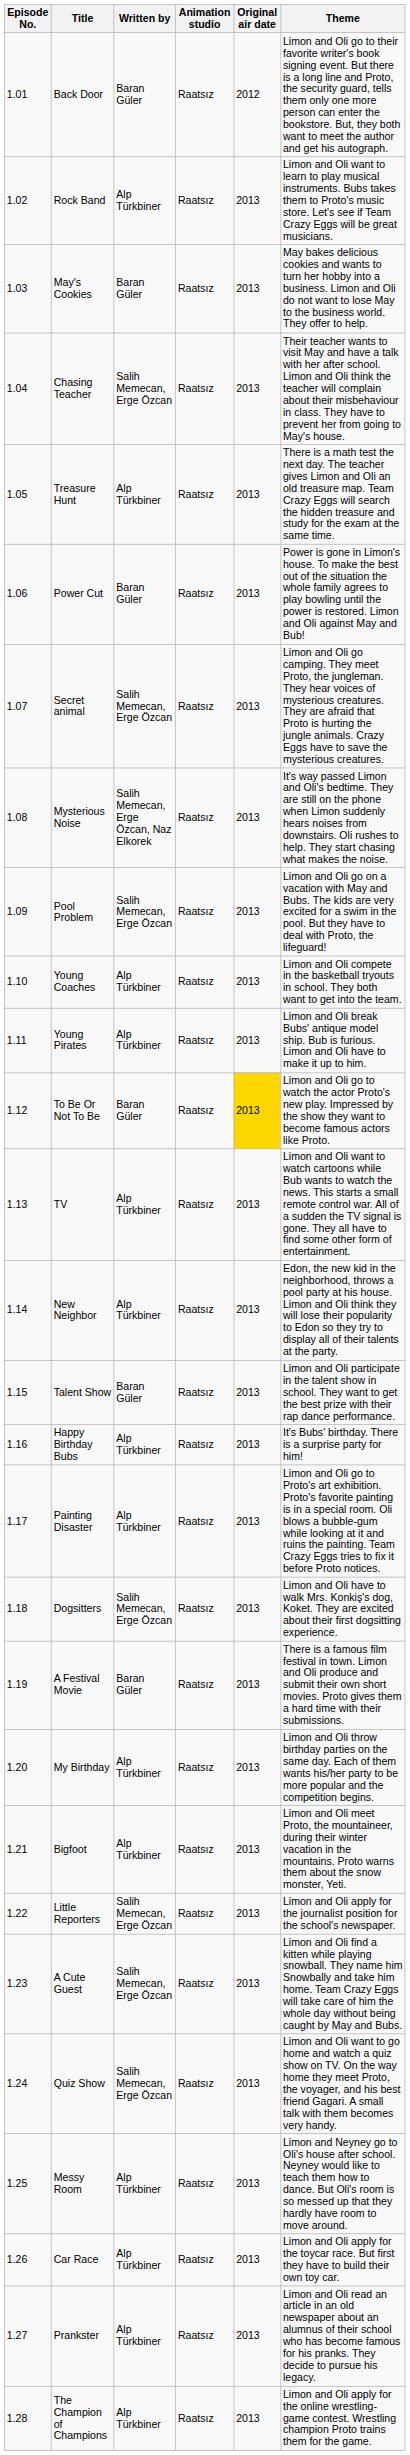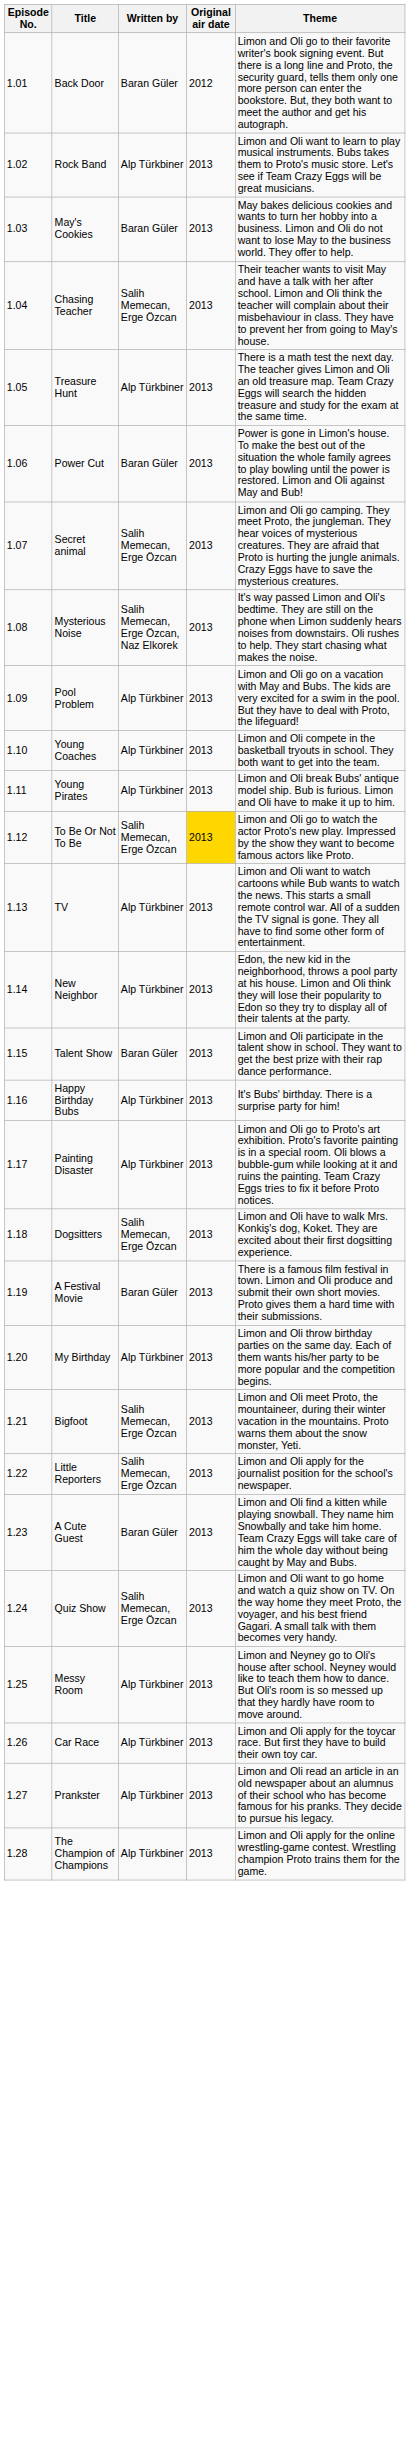- column: (205, 18)
(144, 912) Salih Memecan, Erge Özcan -> (152, 698) Alp Türkbiner
(130, 1110) Baran Güler -> (149, 837) Salih Memecan, Erge Özcan
(139, 1849) Alp Türkbiner -> (149, 1421) Salih Memecan, Erge Özcan
(144, 1984) Salih Memecan, Erge Özcan -> (149, 1532) Baran Güler
